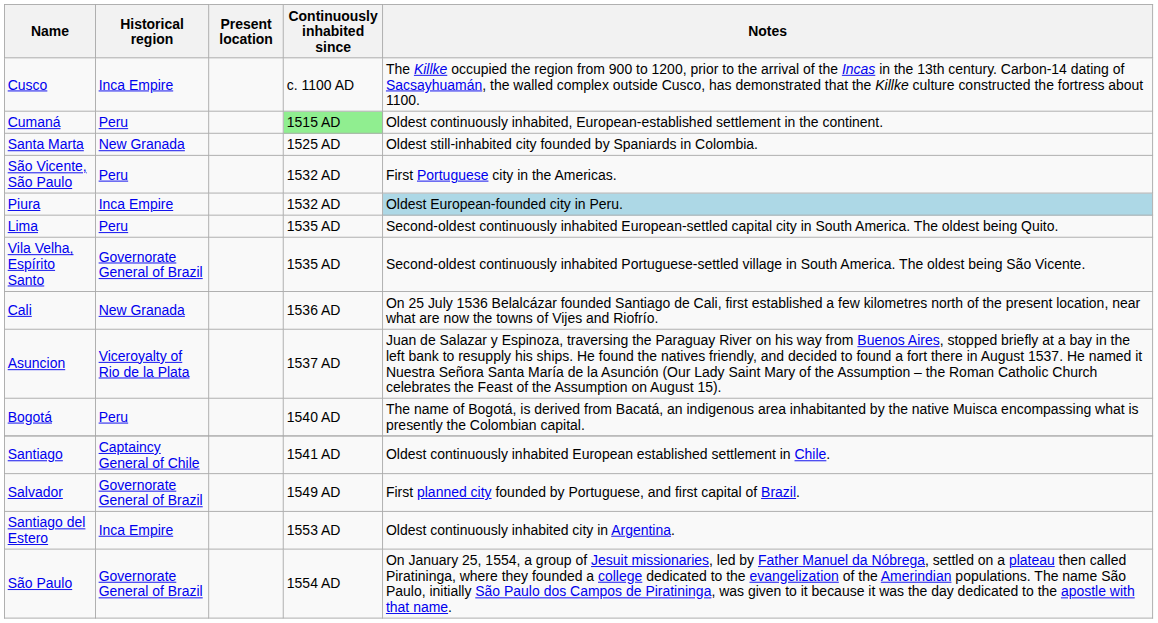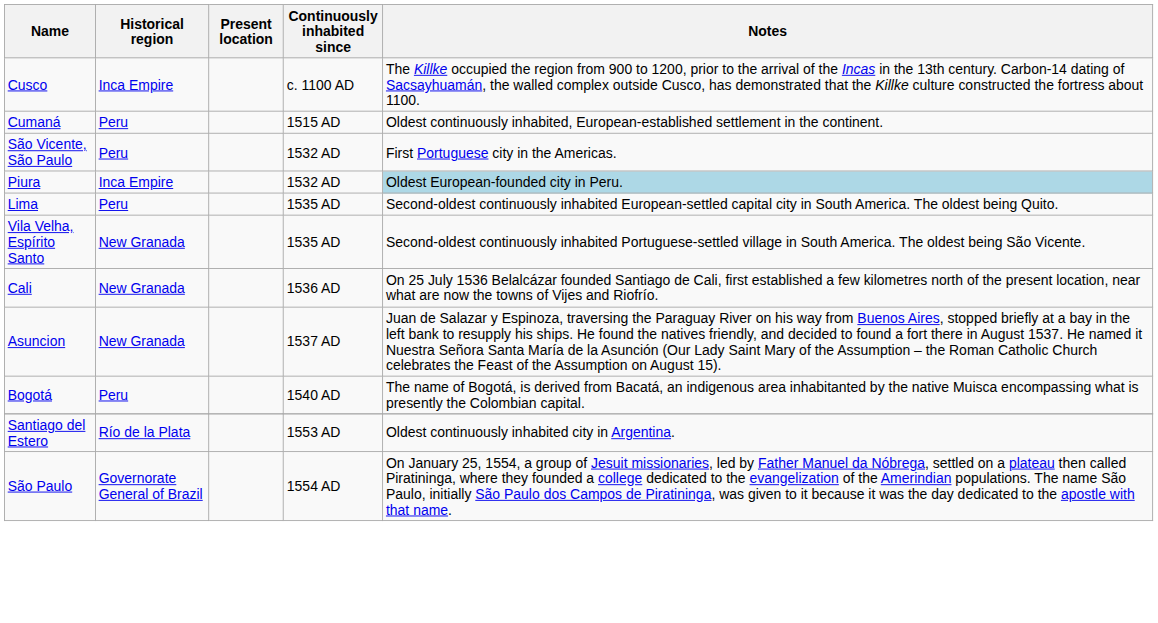(314, 123) lightgreen background -> (314, 123) no background
- row: (46, 145)
(151, 265) Governorate General of Brazil -> (142, 242) New Granada
(144, 364) Viceroyalty of Rio de la Plata -> (142, 341) New Granada
- row: (35, 455)
- row: (35, 493)
(136, 530) Inca Empire -> (144, 433) Río de la Plata
